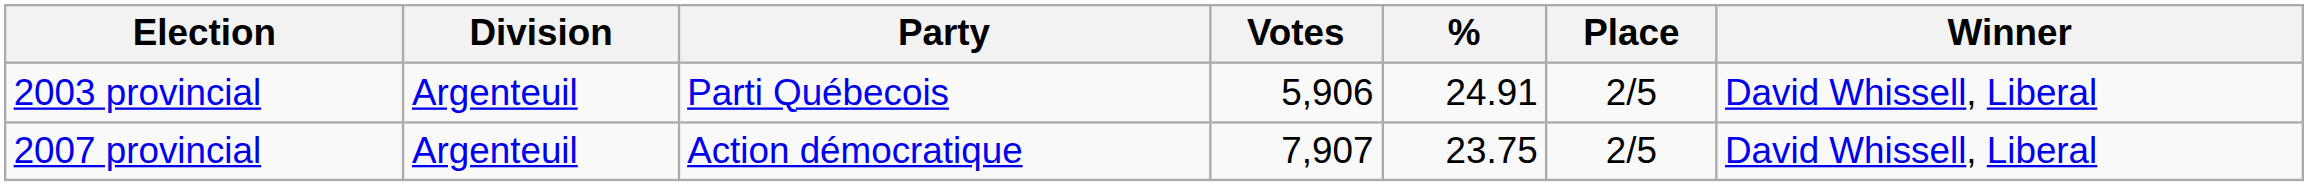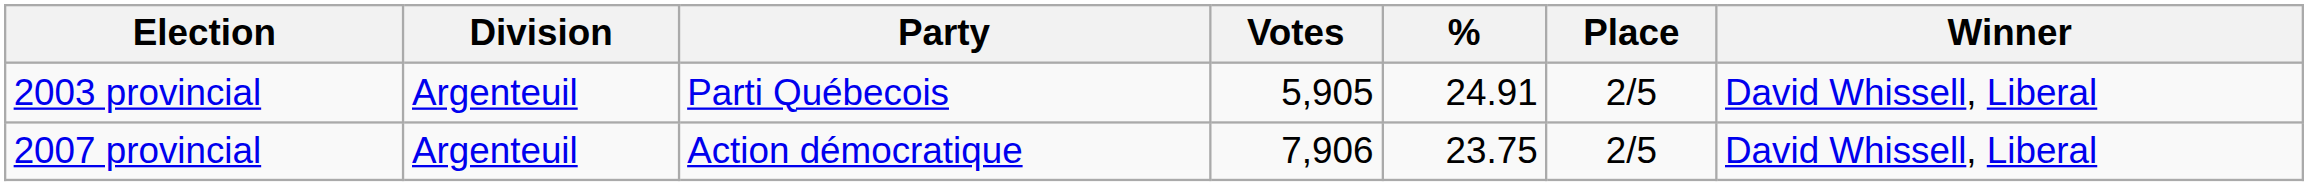(1327, 92) 5,906 -> (1327, 92) 5,905
(1327, 150) 7,907 -> (1327, 150) 7,906
